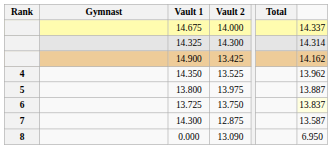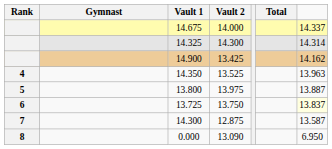(312, 74) 13.962 -> (312, 74) 13.963
